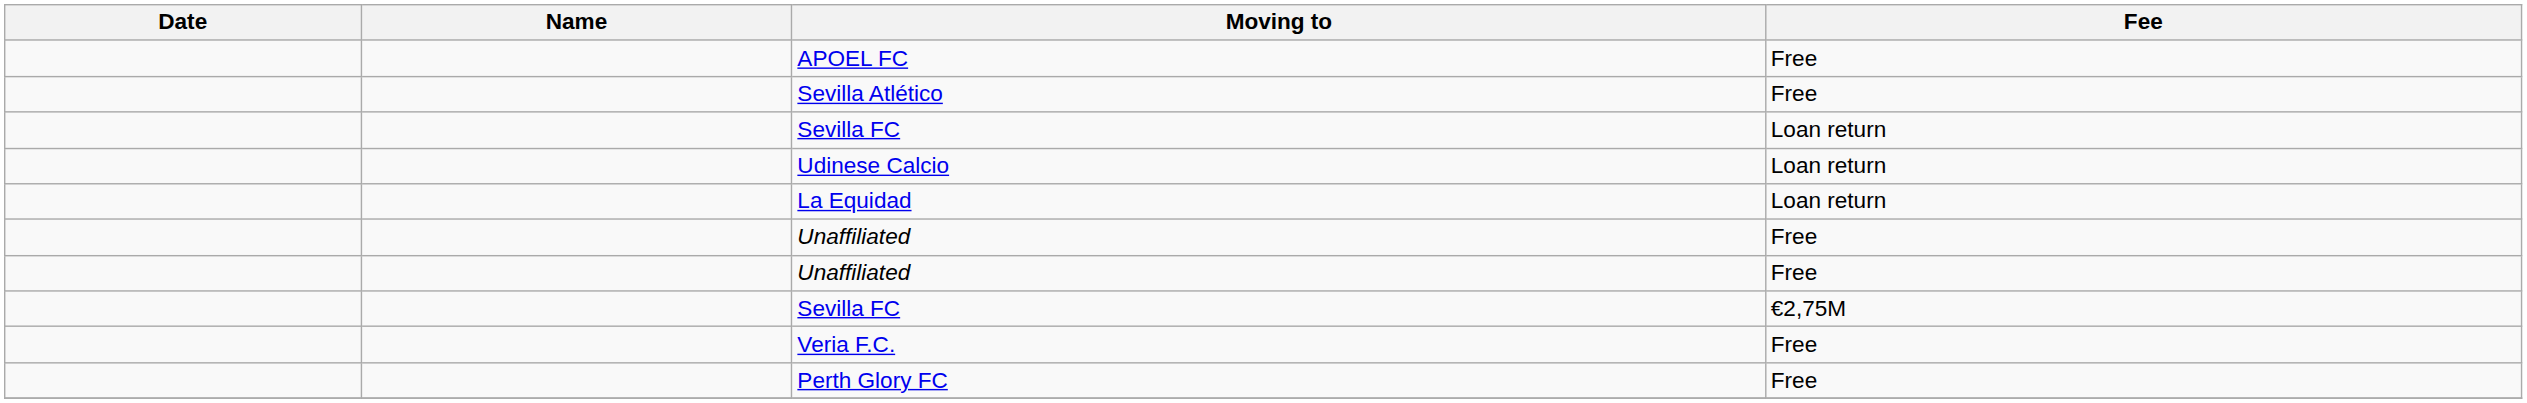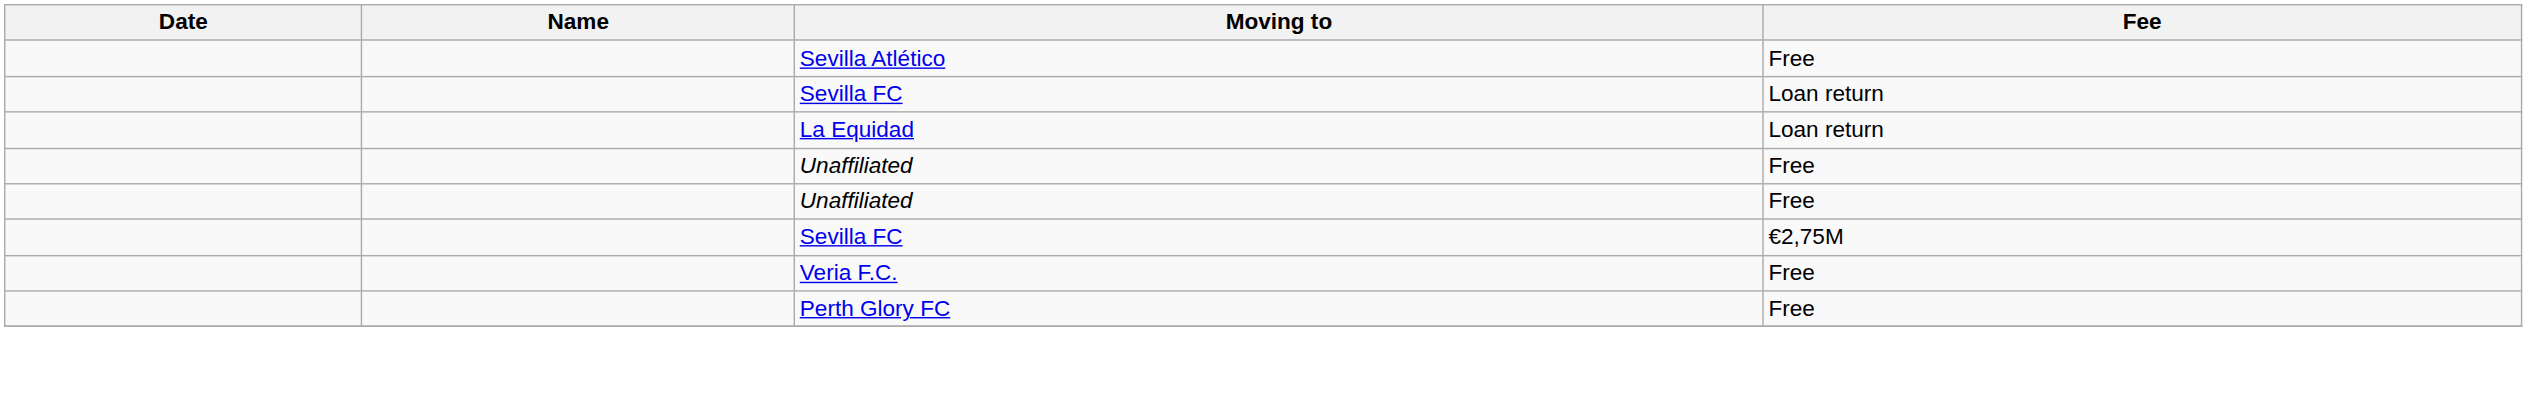- row: (853, 58)
- row: (873, 165)
